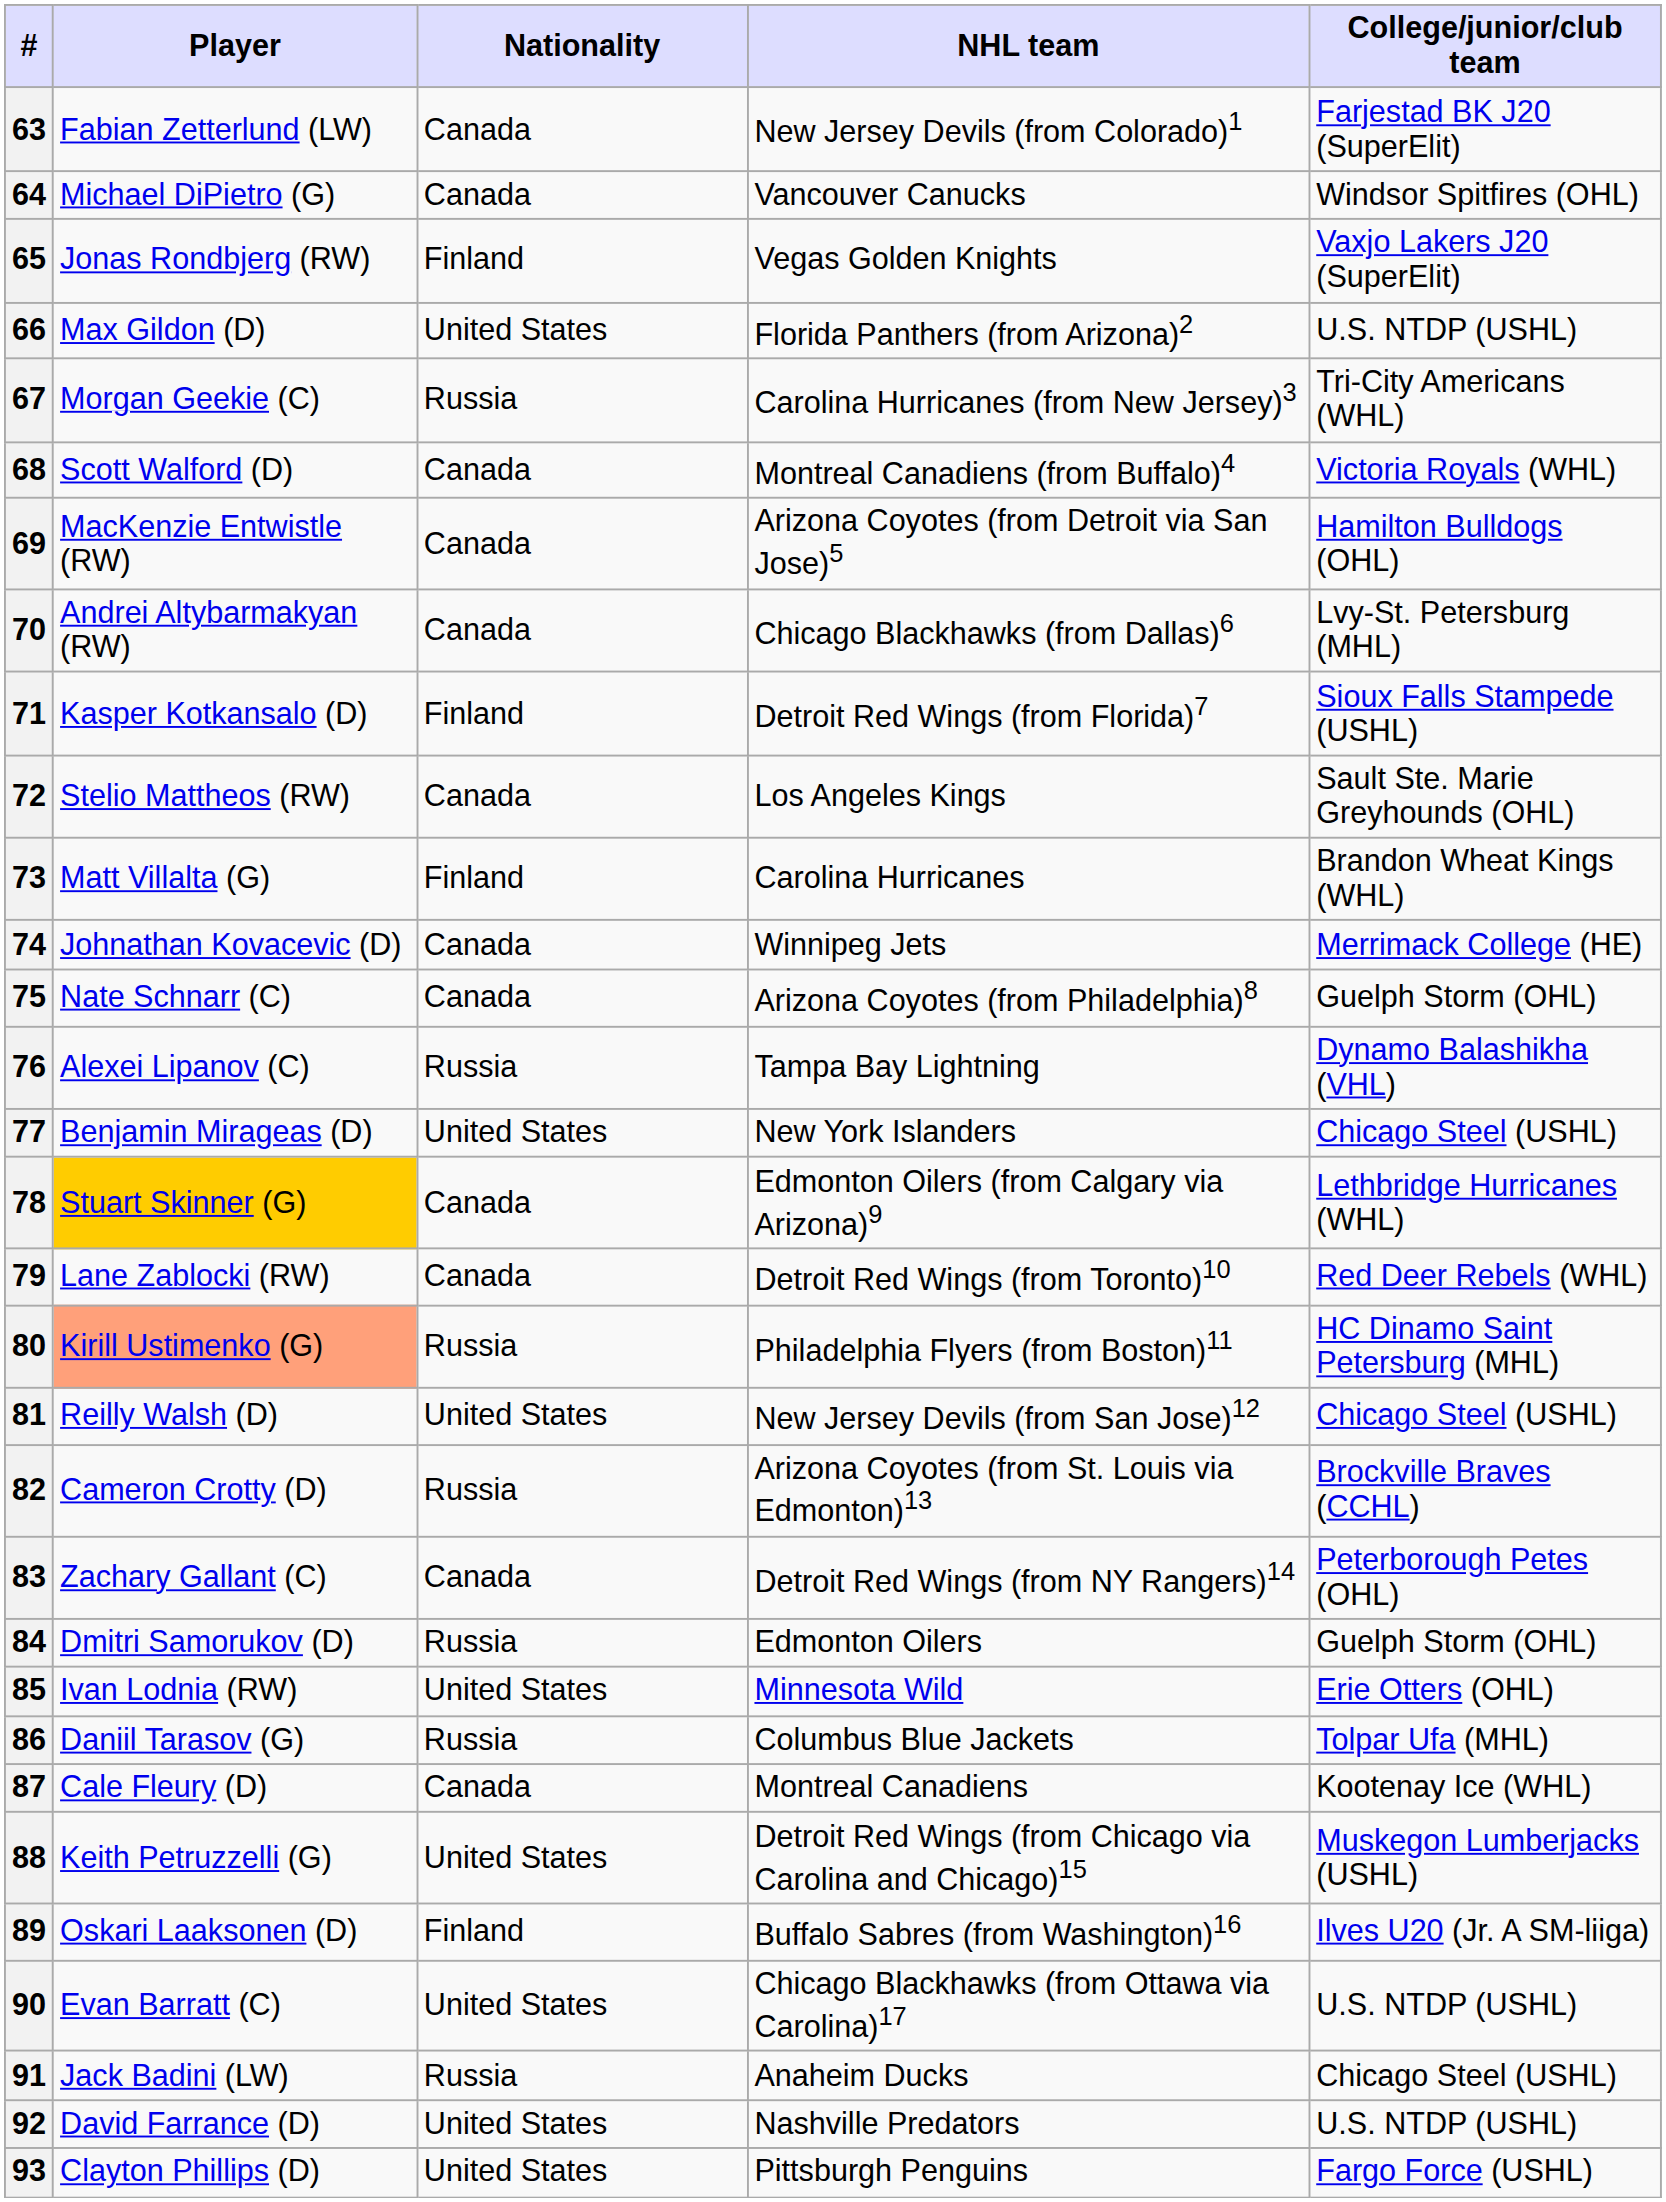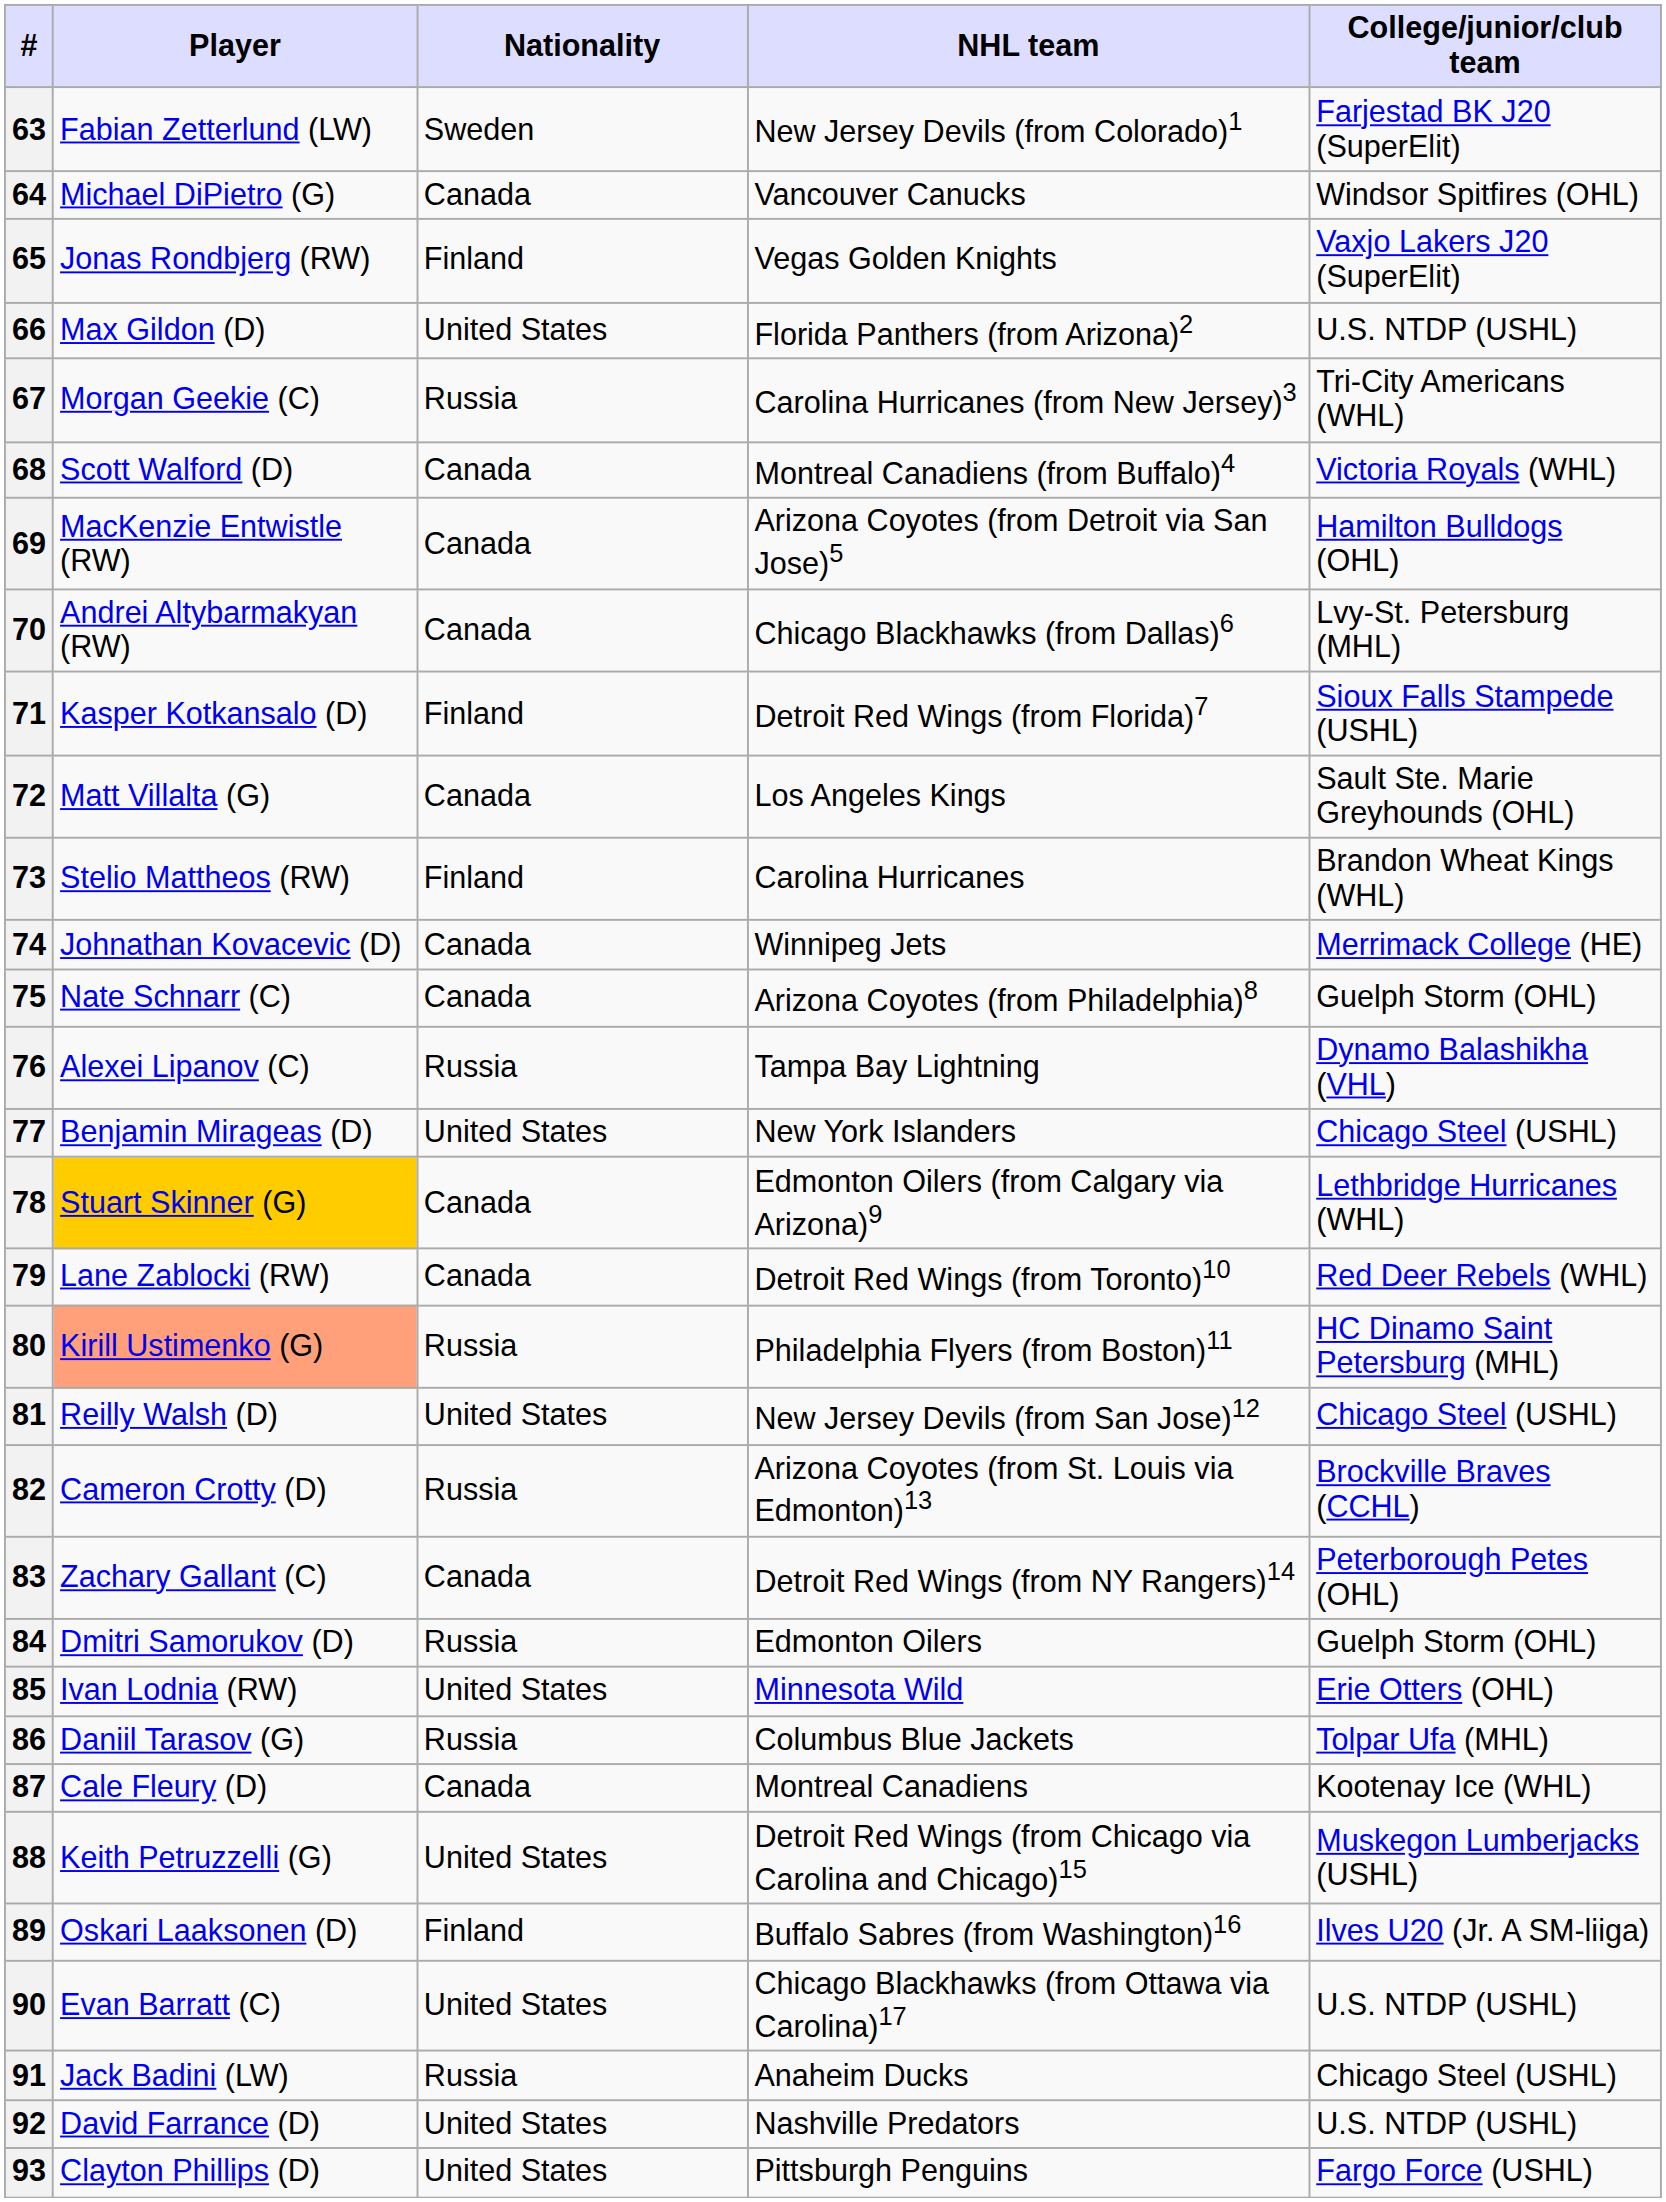(477, 128) Canada -> (479, 128) Sweden
(205, 796) Stelio Mattheos (RW) -> (165, 796) Matt Villalta (G)
(165, 878) Matt Villalta (G) -> (205, 878) Stelio Mattheos (RW)
